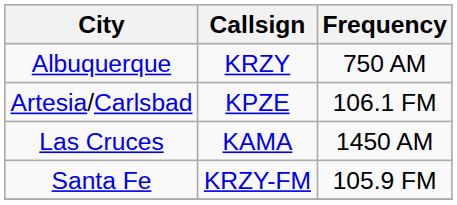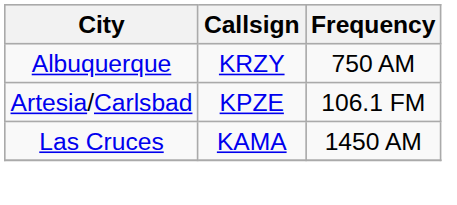- row: (101, 180)
